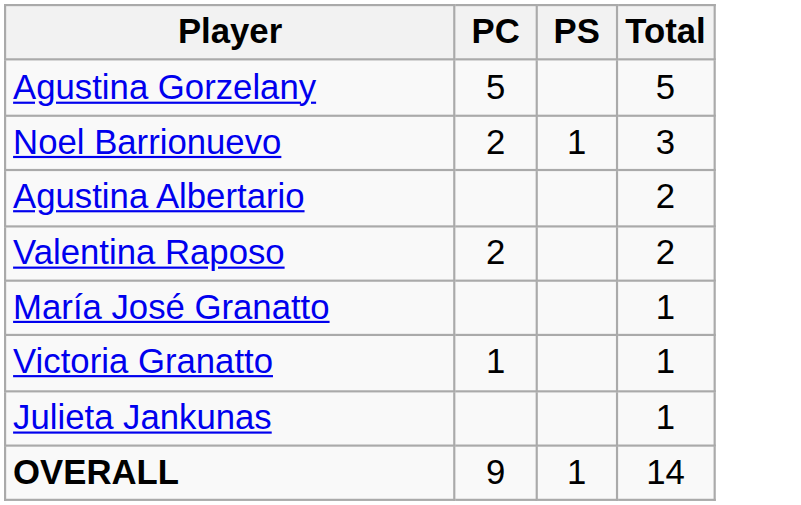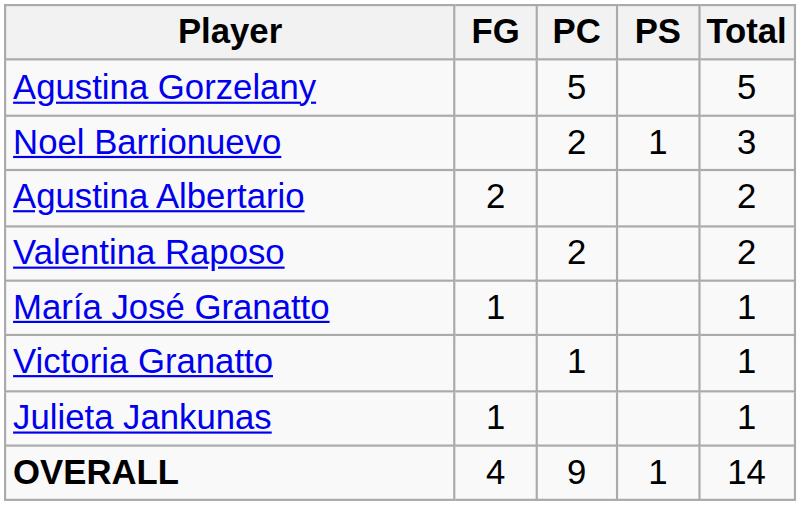+ column: (496, 32)
